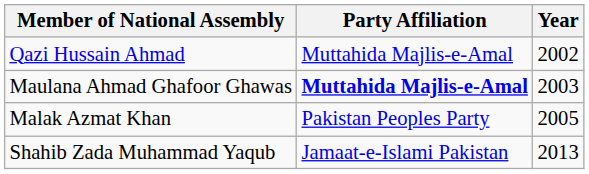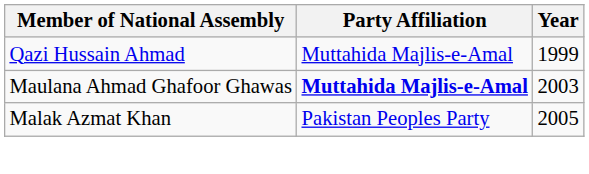(558, 53) 2002 -> (558, 53) 1999
- row: (142, 151)
